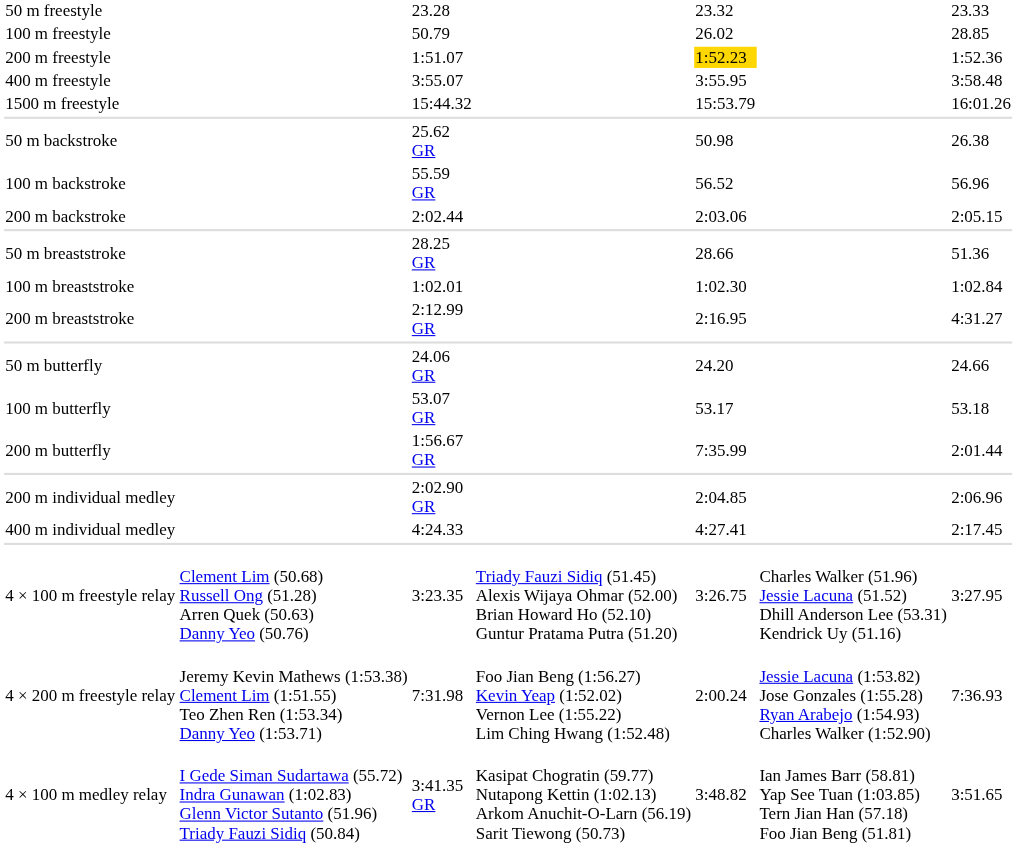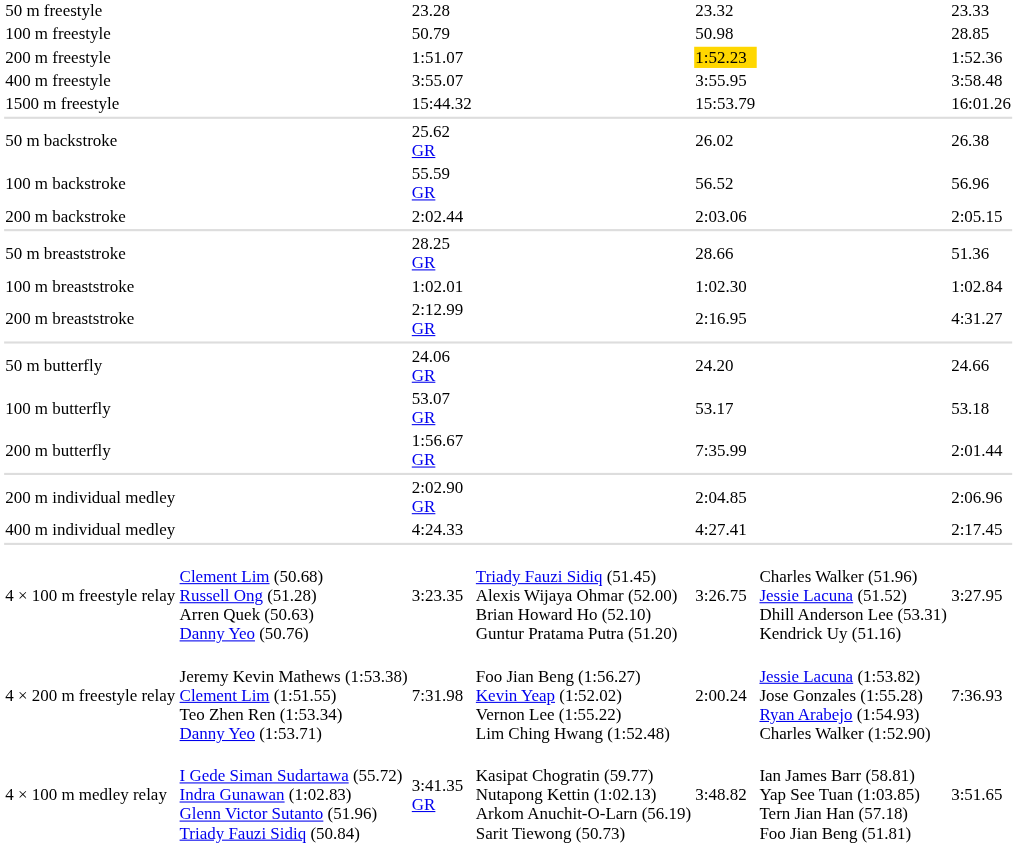(714, 34) 26.02 -> (714, 34) 50.98
(714, 141) 50.98 -> (714, 141) 26.02
